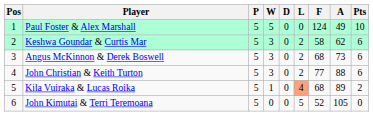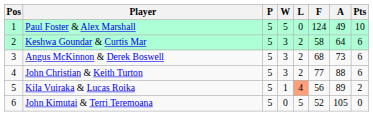- column: (286, 12)
(341, 42) 62 -> (340, 42) 64
(319, 88) 68 -> (319, 88) 56
